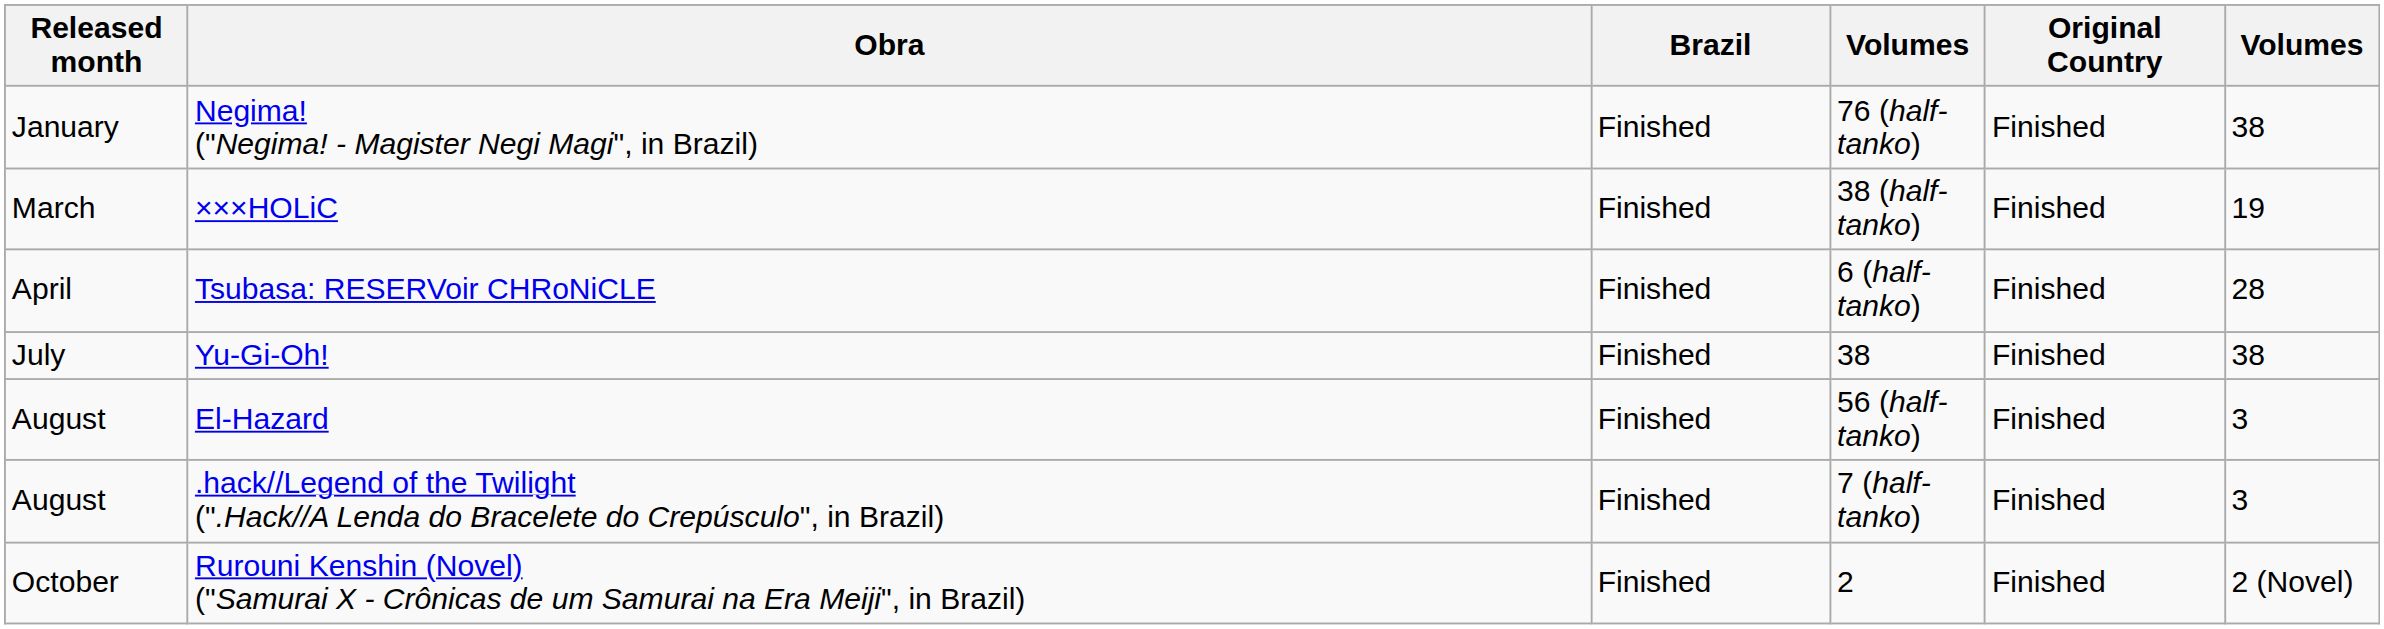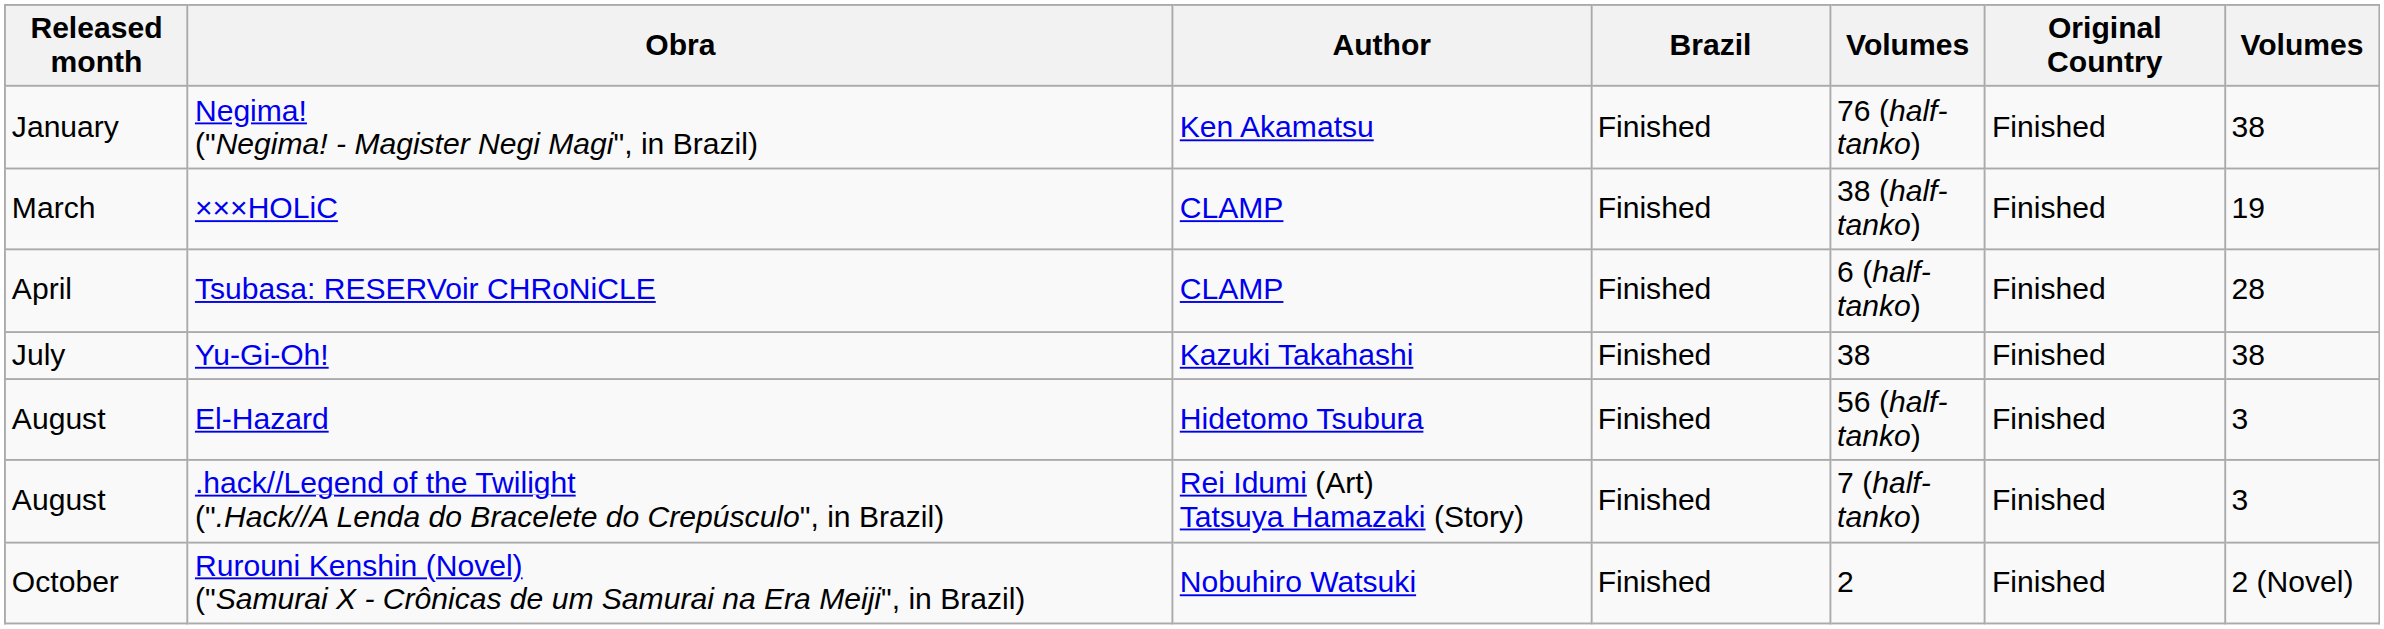+ column: (1382, 45)
